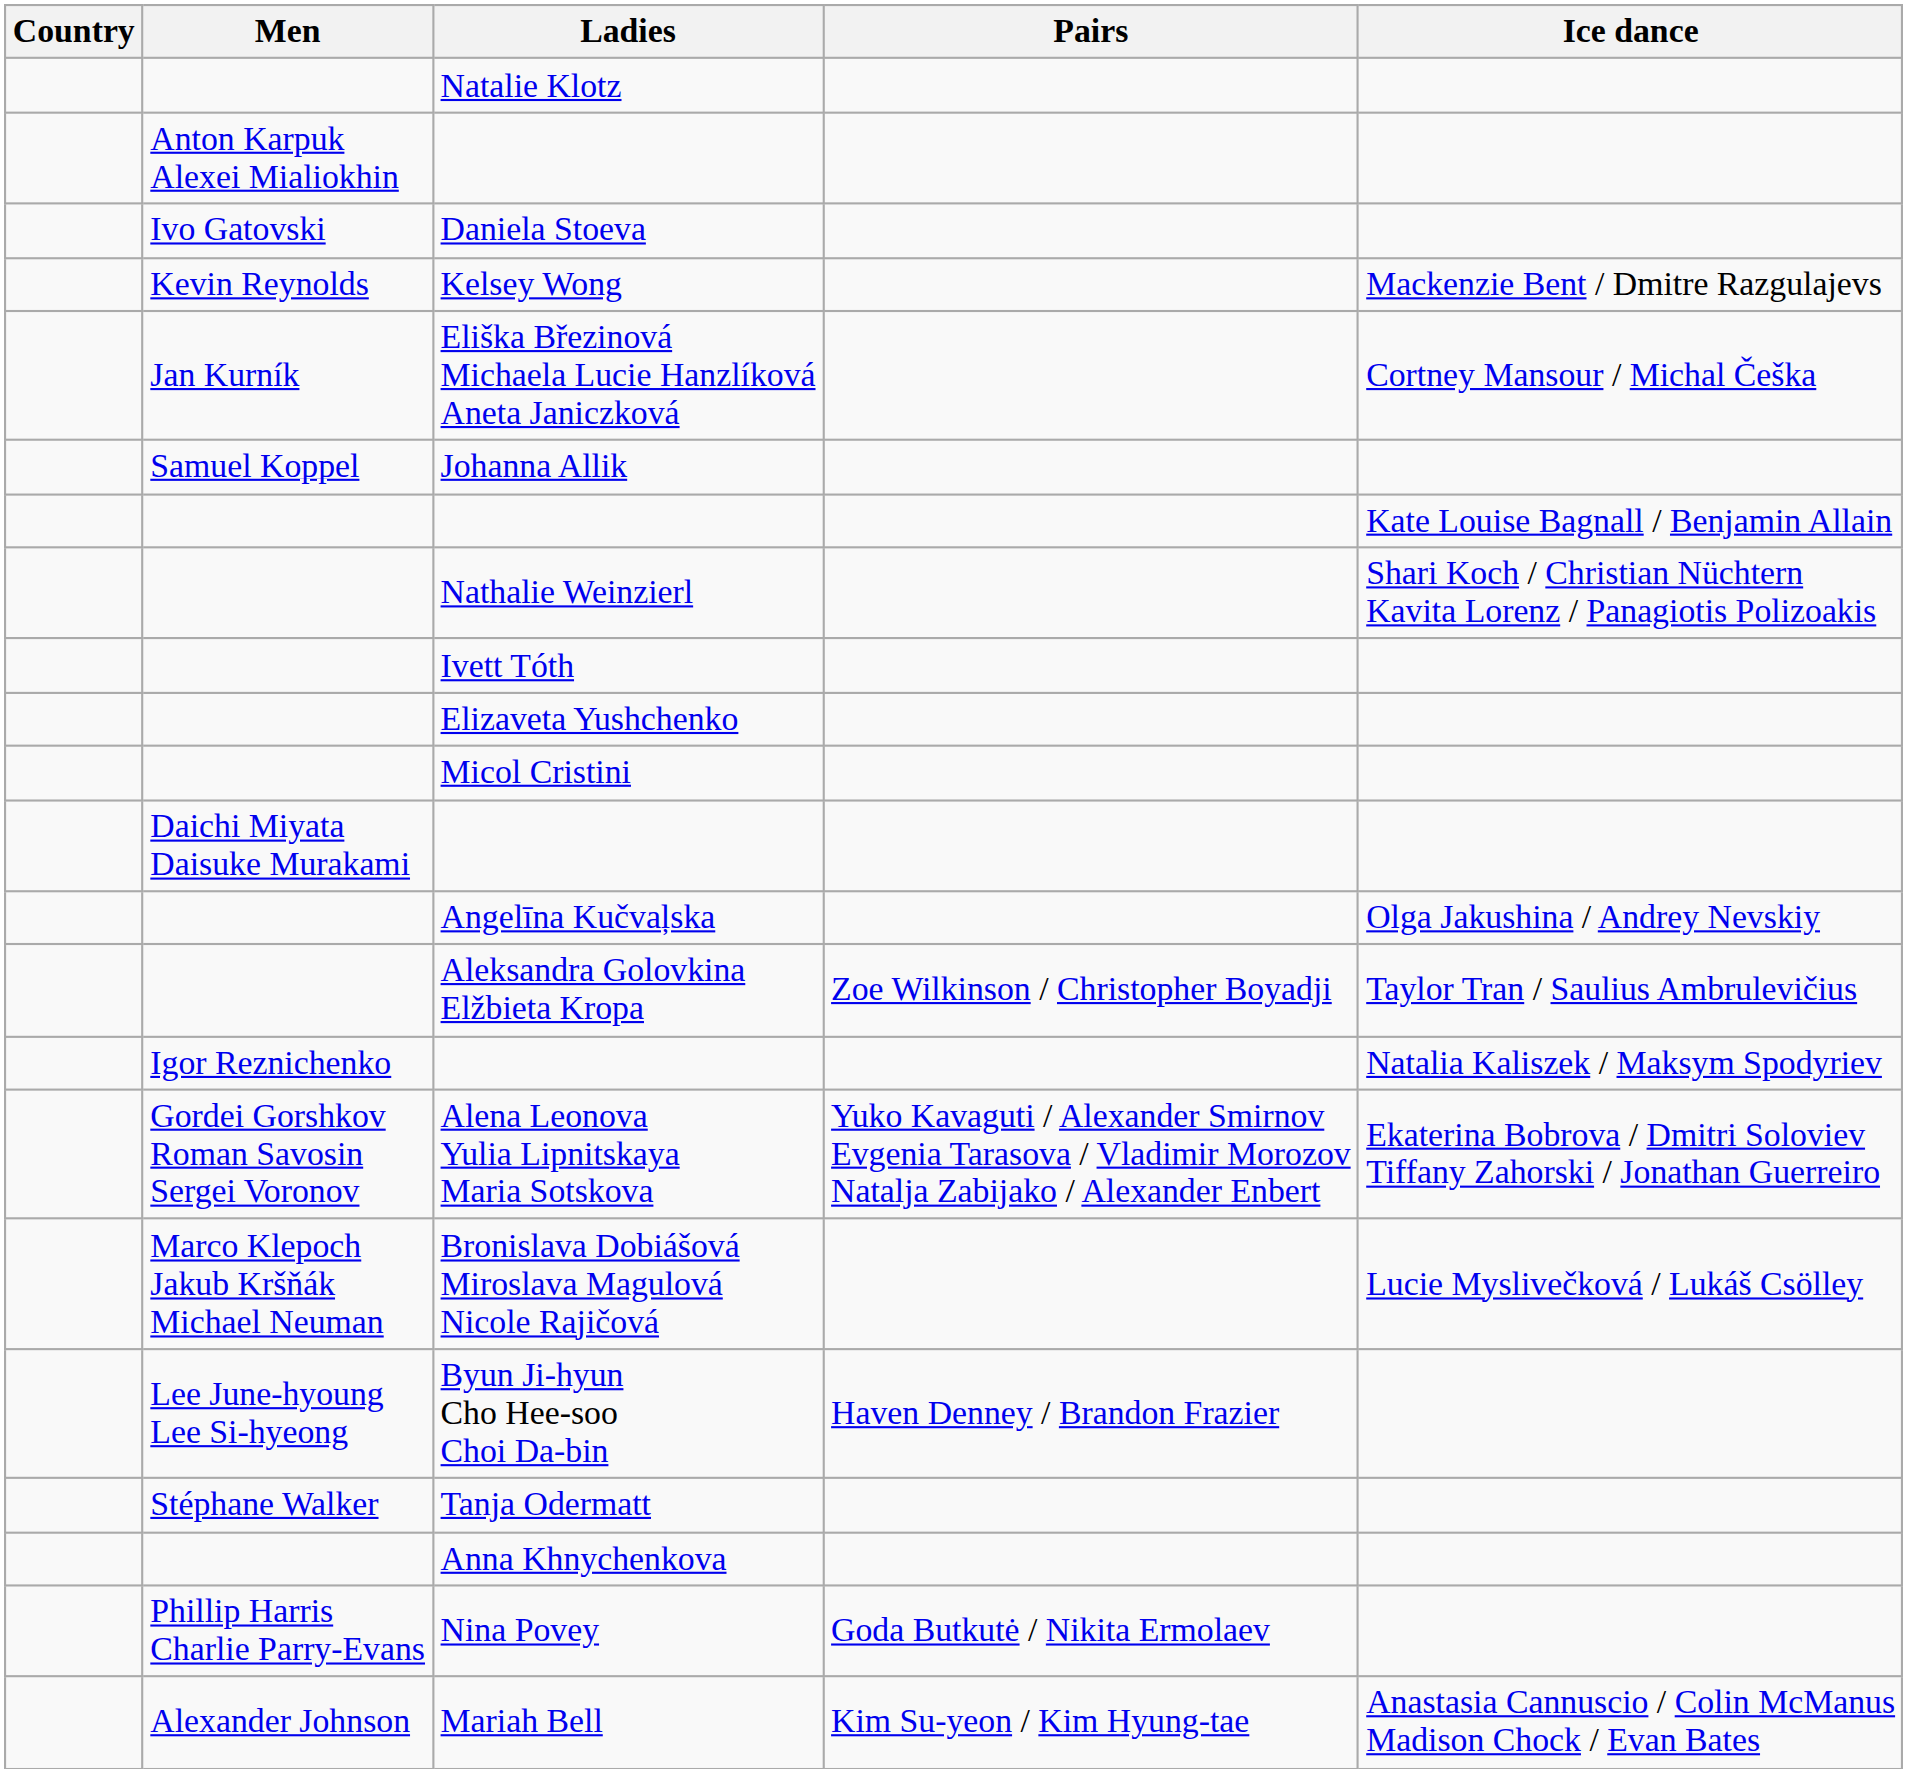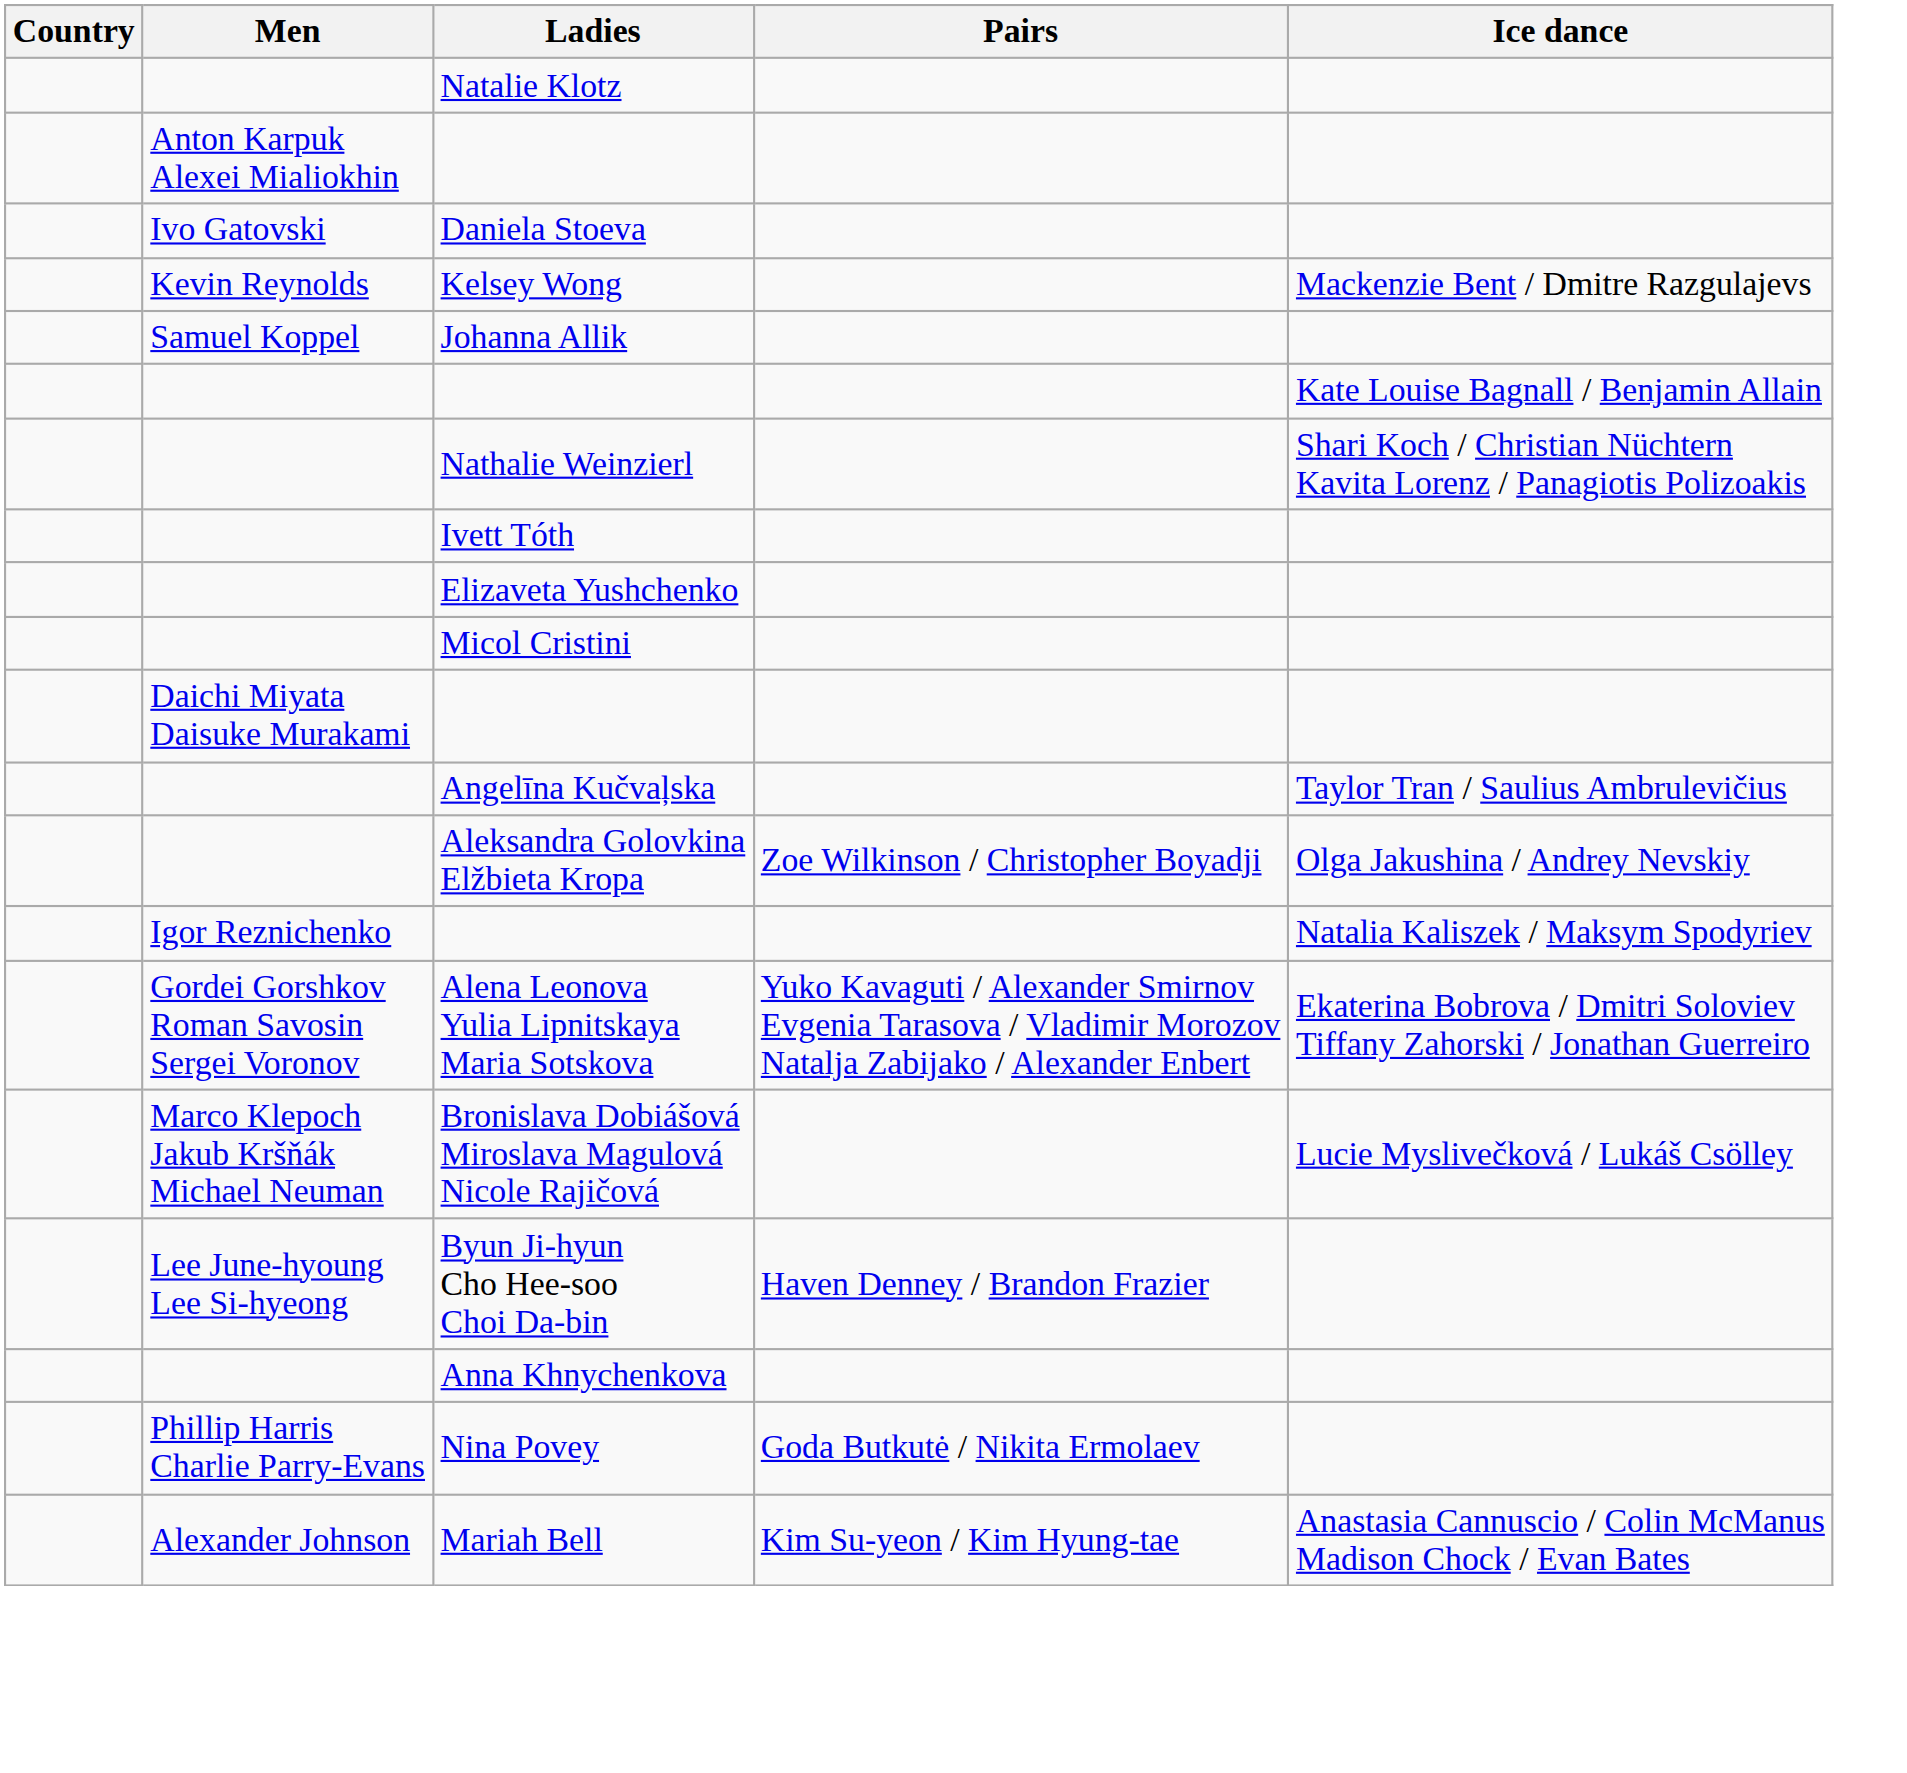- row: (225, 374)
(1593, 917) Olga Jakushina / Andrey Nevskiy -> (1541, 787) Taylor Tran / Saulius Ambrulevičius
(1612, 989) Taylor Tran / Saulius Ambrulevičius -> (1523, 860) Olga Jakushina / Andrey Nevskiy
- row: (264, 1504)
